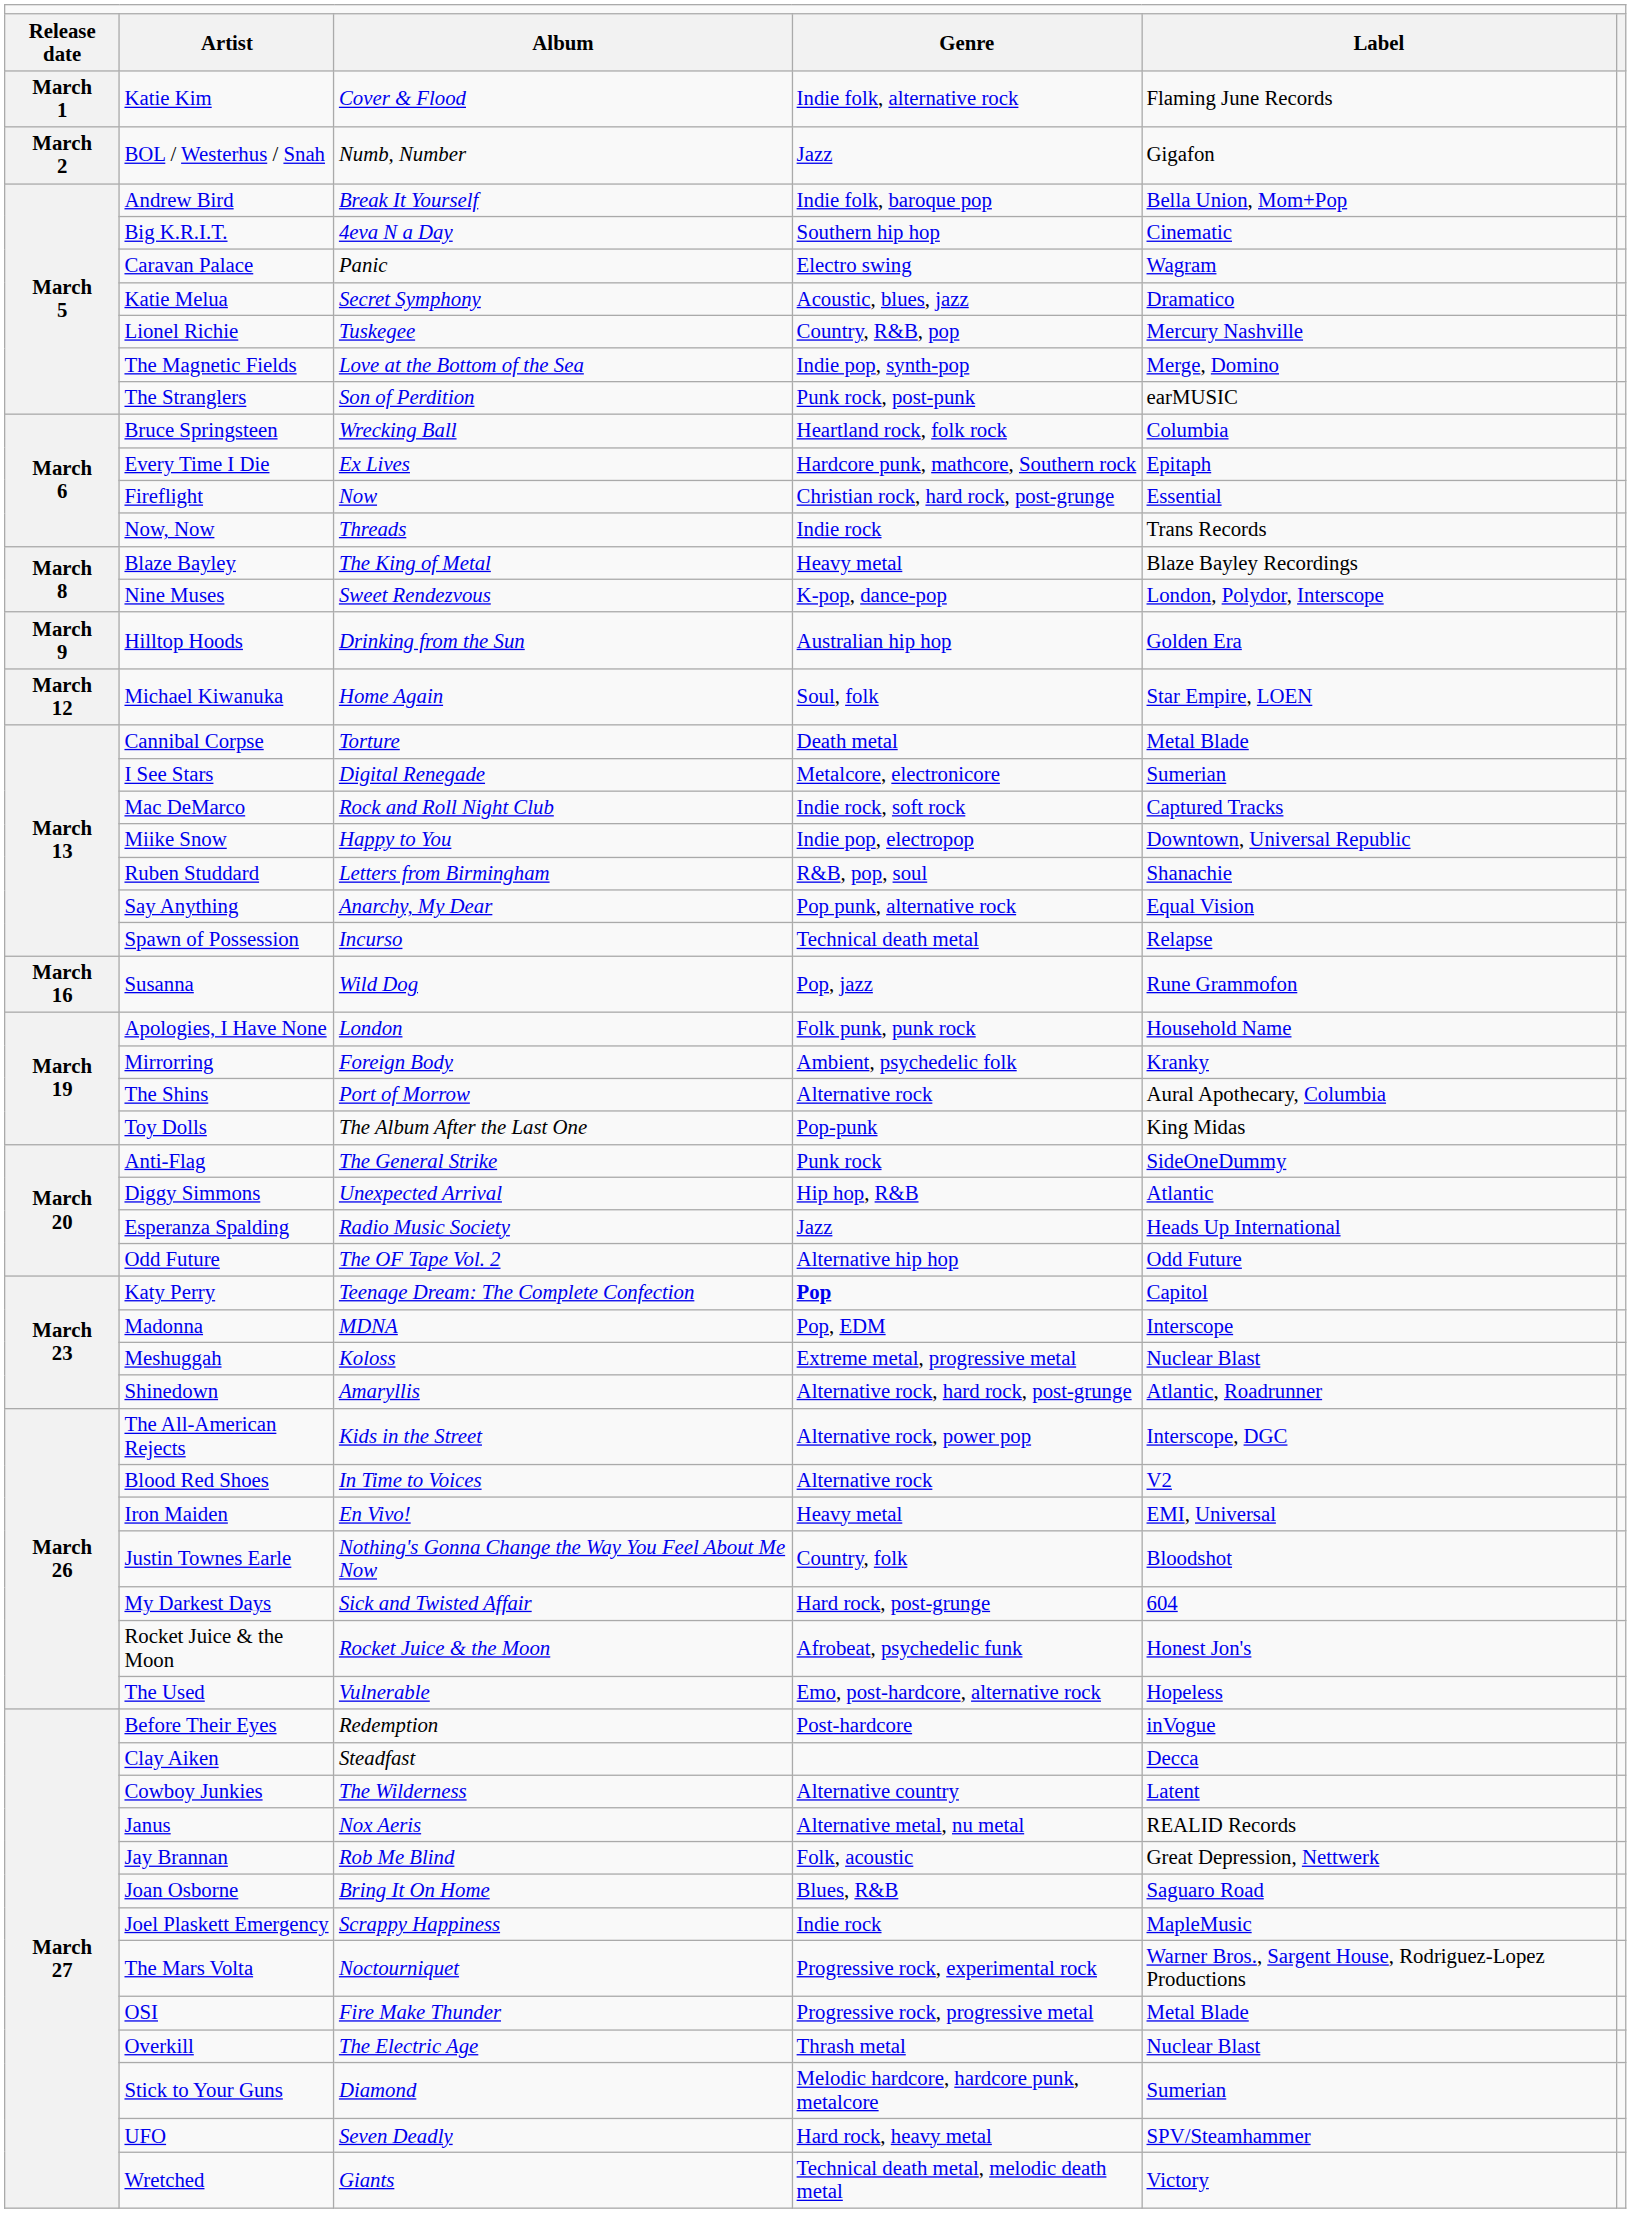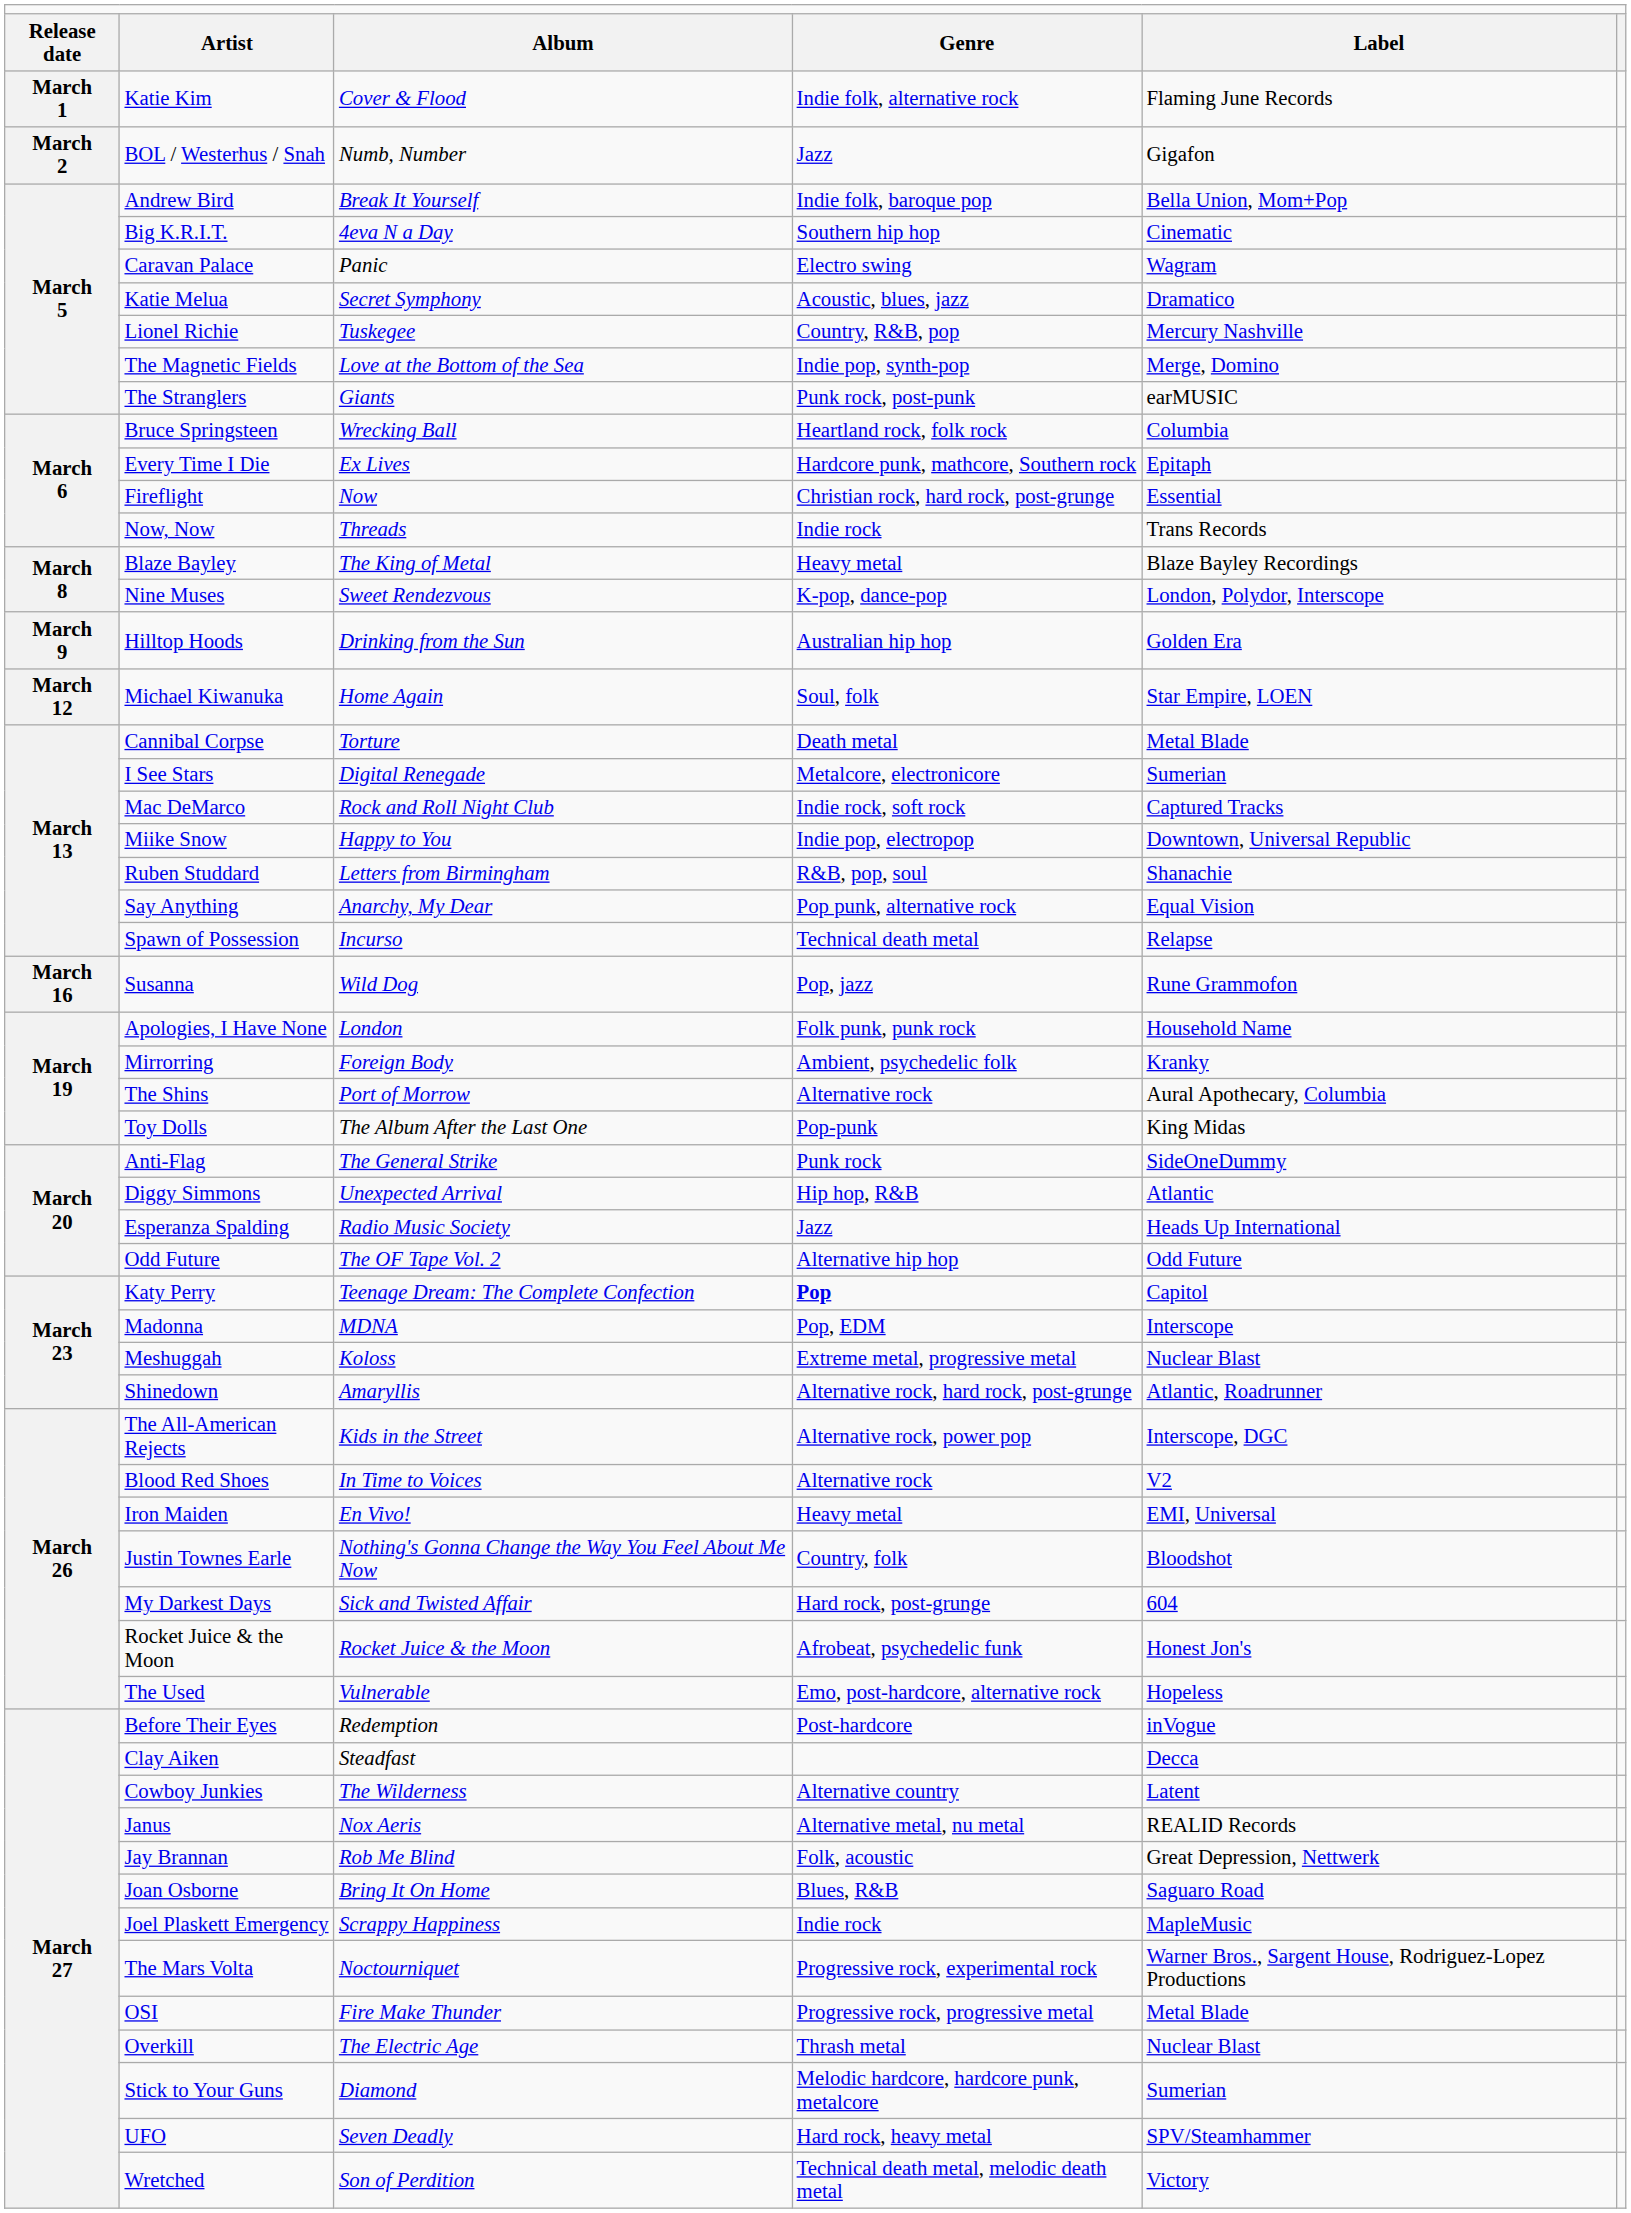(407, 397) Son of Perdition -> (367, 397) Giants
(367, 2179) Giants -> (407, 2179) Son of Perdition
